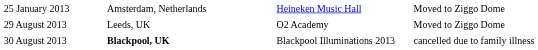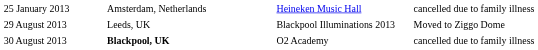(459, 8) Moved to Ziggo Dome -> (474, 8) cancelled due to family illness
(303, 24) O2 Academy -> (336, 24) Blackpool Illuminations 2013
(336, 40) Blackpool Illuminations 2013 -> (303, 40) O2 Academy
